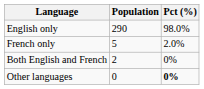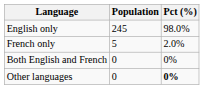(119, 28) 290 -> (119, 28) 245
(114, 60) 2 -> (114, 60) 0
